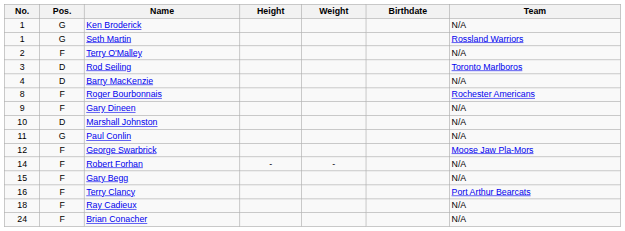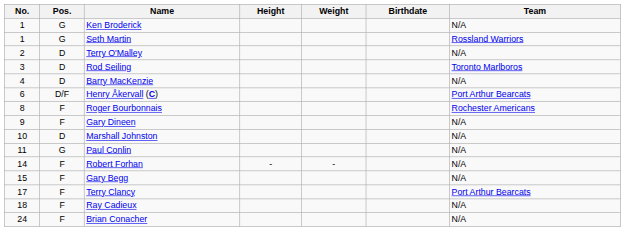(62, 53) F -> (62, 53) D
+ row: (122, 95)
- row: (121, 150)
(22, 192) 16 -> (22, 192) 17
